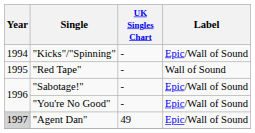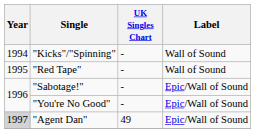(207, 53) Epic/Wall of Sound -> (195, 53) Wall of Sound
